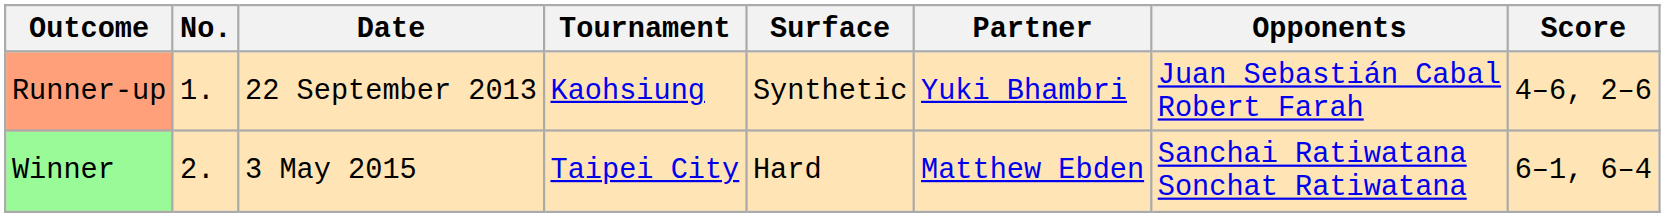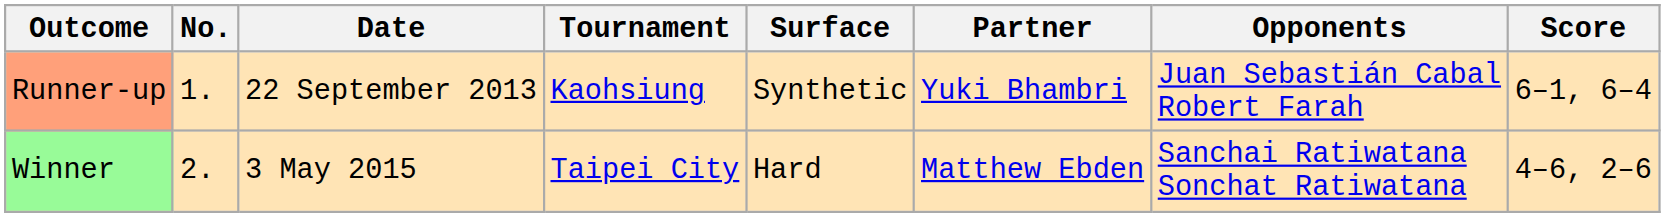(1583, 92) 4–6, 2–6 -> (1583, 92) 6–1, 6–4
(1583, 171) 6–1, 6–4 -> (1583, 171) 4–6, 2–6
